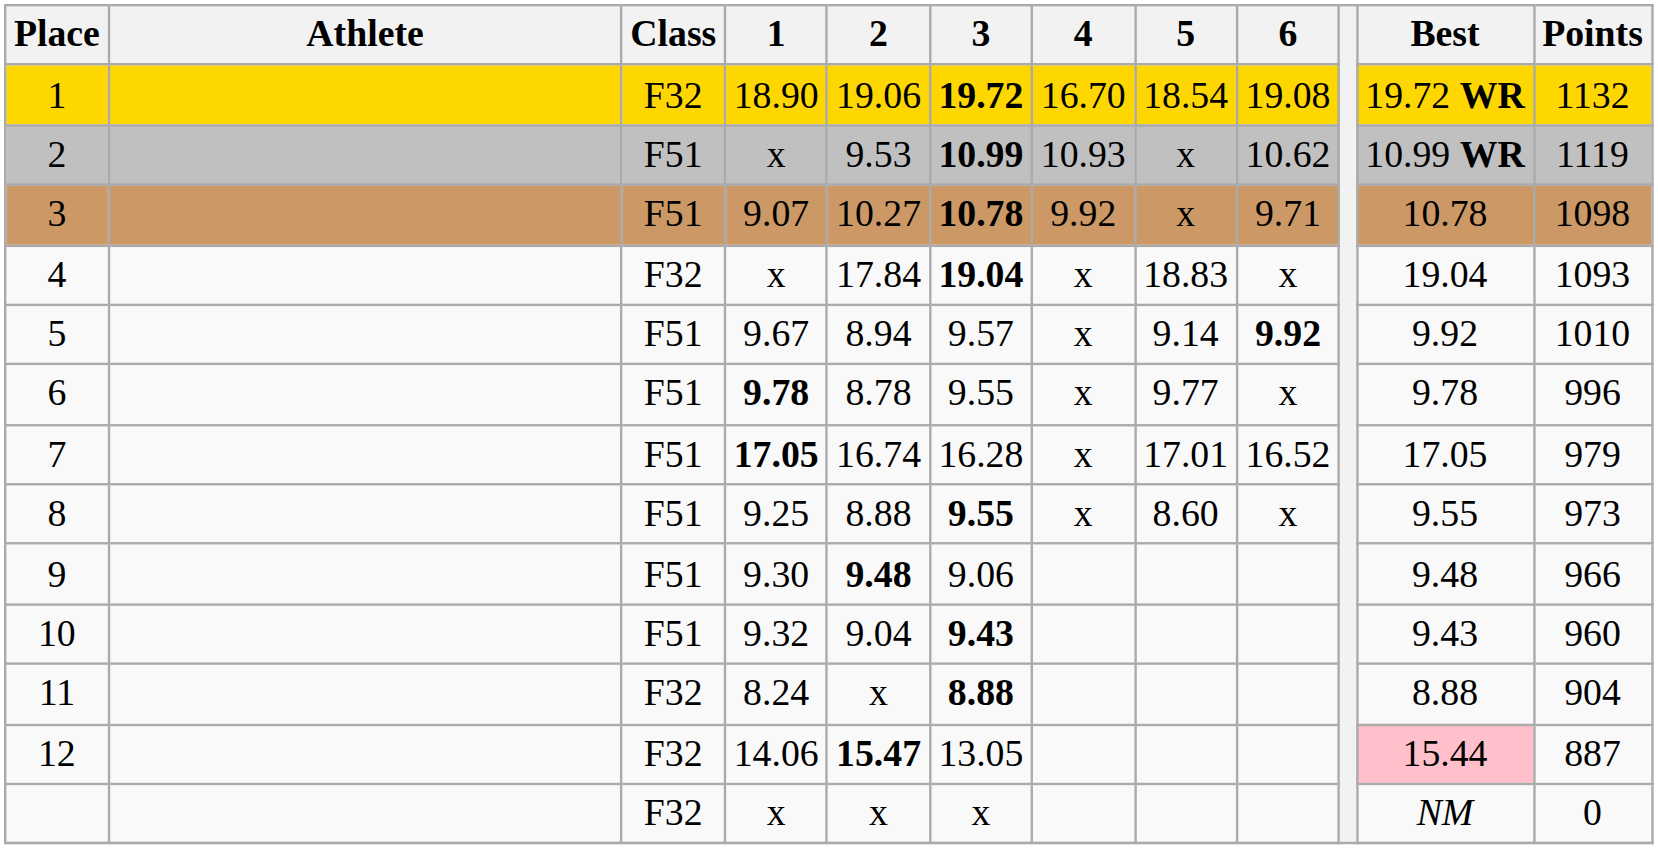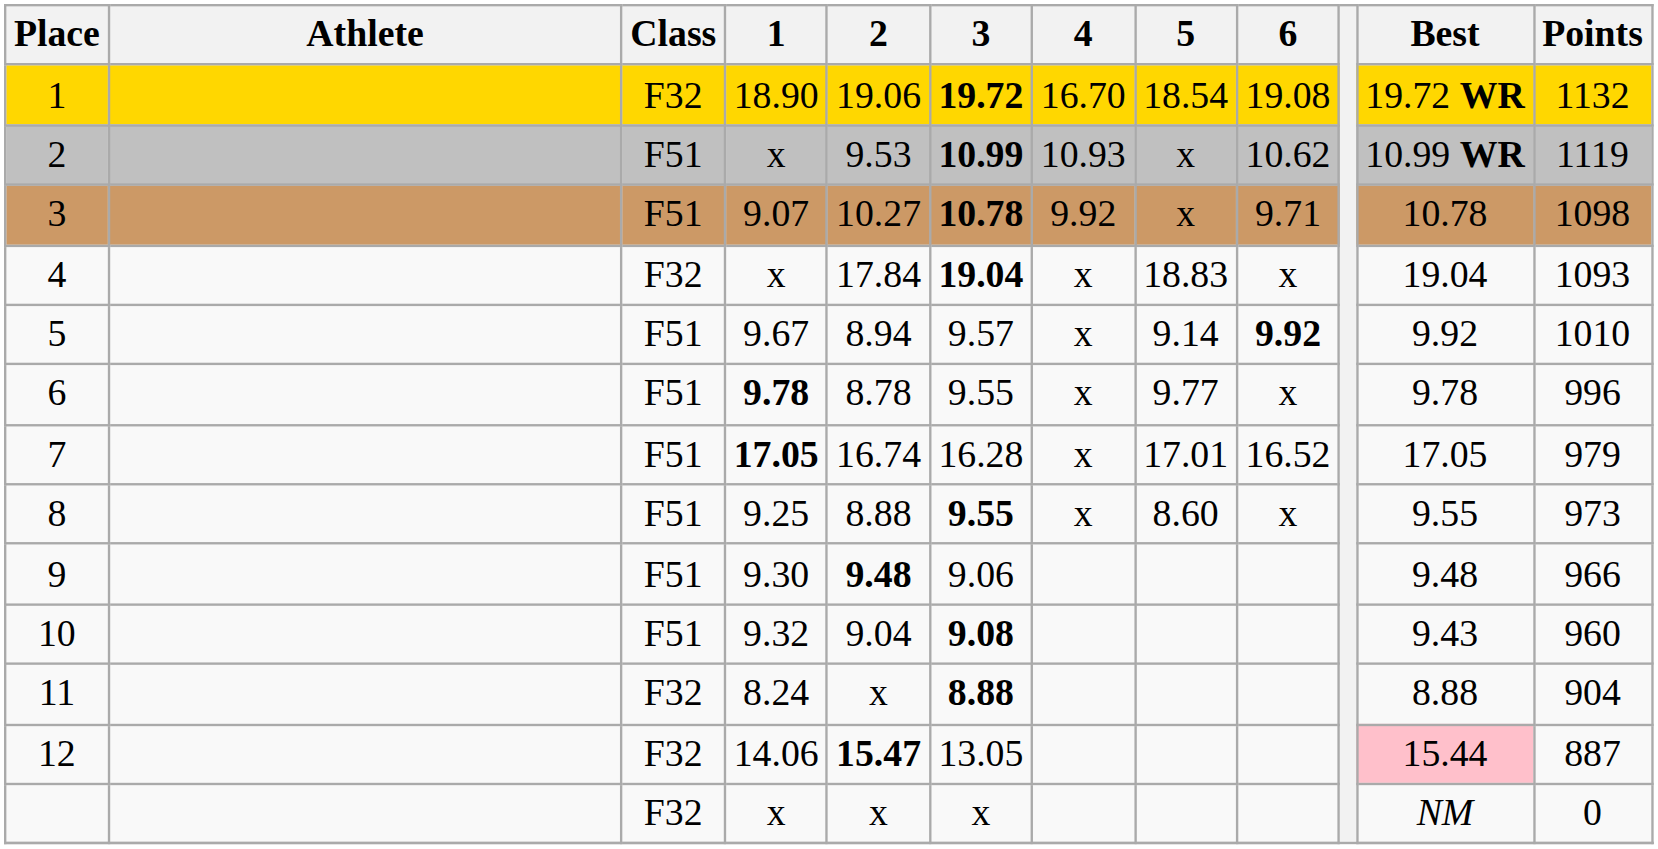(981, 633) 9.43 -> (981, 633) 9.08
